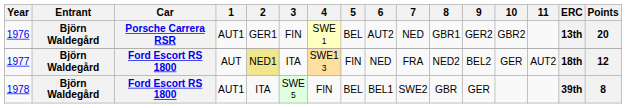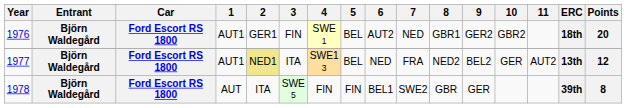(165, 35) Porsche Carrera RSR -> (166, 35) Ford Escort RS 1800
(572, 35) 13th -> (572, 35) 18th
(231, 62) AUT -> (231, 62) AUT1
(353, 62) FIN -> (353, 62) BEL
(572, 62) 18th -> (572, 62) 13th
(231, 90) AUT1 -> (231, 90) AUT
(353, 90) BEL -> (353, 90) FIN
